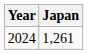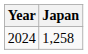(58, 37) 1,261 -> (58, 37) 1,258
